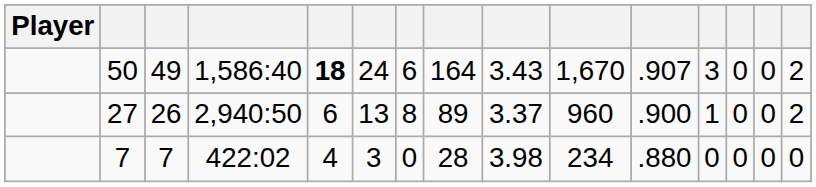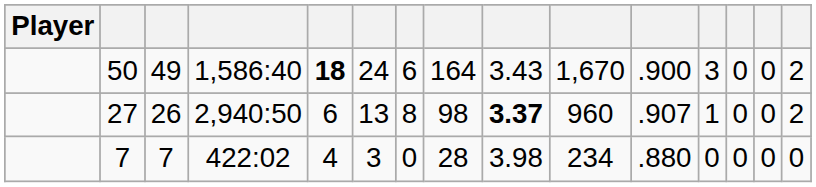(665, 70) .907 -> (665, 70) .900
(453, 114) 89 -> (453, 114) 98
(516, 114) normal -> (516, 114) bold
(665, 114) .900 -> (665, 114) .907
